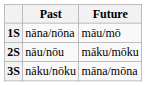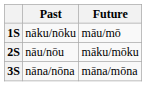(50, 33) nāna/nōna -> (51, 33) nāku/nōku
(51, 71) nāku/nōku -> (50, 71) nāna/nōna
